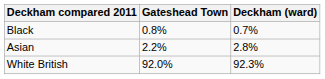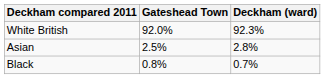rows swapped: (37, 64) <-> (20, 30)
(154, 47) 2.2% -> (154, 47) 2.5%
